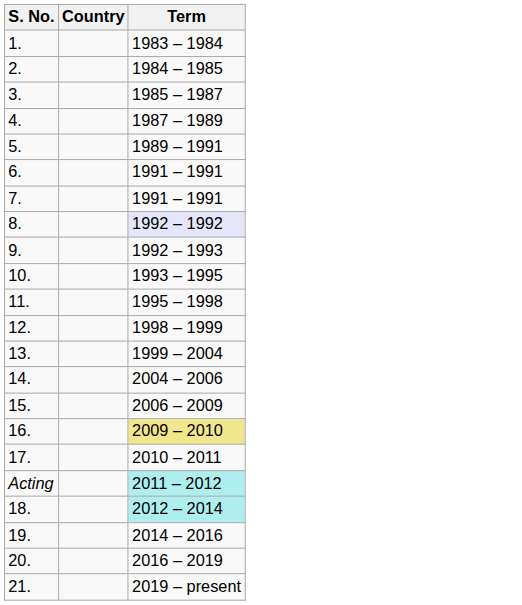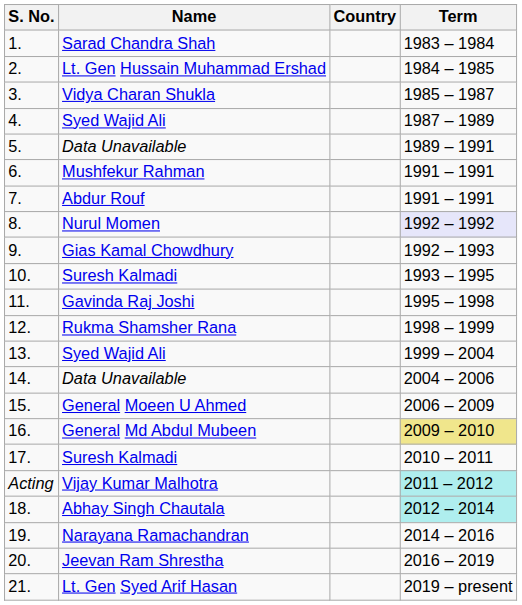+ column: (194, 17)
